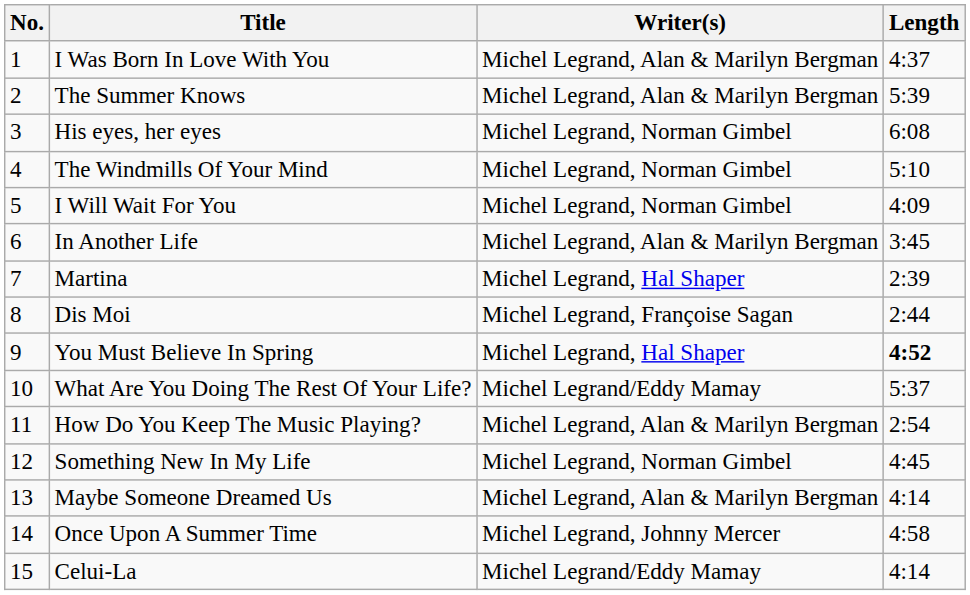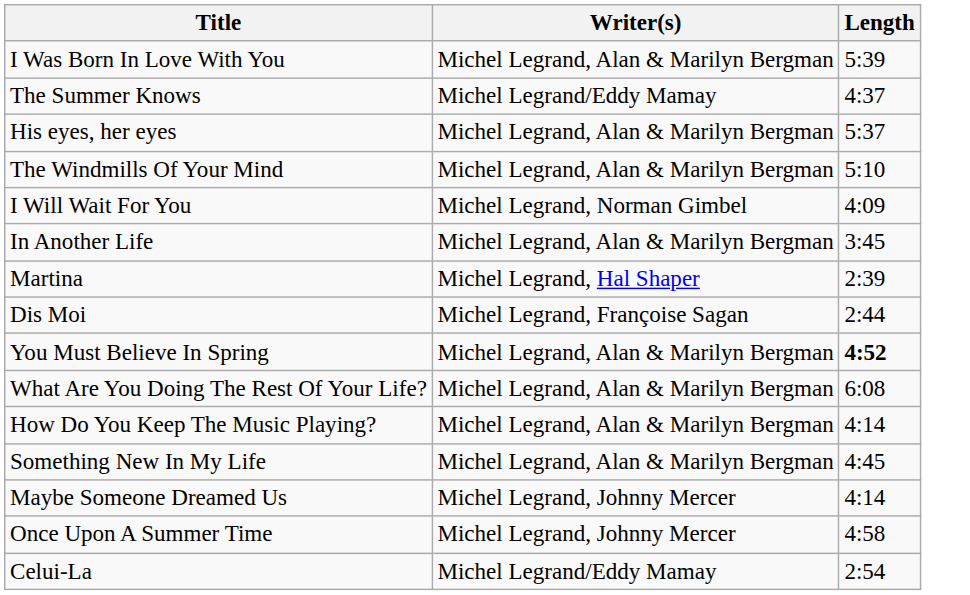- column: (27, 22)
(909, 59) 4:37 -> (865, 59) 5:39
(680, 95) Michel Legrand, Alan & Marilyn Bergman -> (577, 95) Michel Legrand/Eddy Mamay
(909, 95) 5:39 -> (865, 95) 4:37
(637, 132) Michel Legrand, Norman Gimbel -> (636, 132) Michel Legrand, Alan & Marilyn Bergman
(909, 132) 6:08 -> (865, 132) 5:37
(637, 168) Michel Legrand, Norman Gimbel -> (636, 168) Michel Legrand, Alan & Marilyn Bergman
(613, 351) Michel Legrand, Hal Shaper -> (636, 351) Michel Legrand, Alan & Marilyn Bergman
(622, 388) Michel Legrand/Eddy Mamay -> (636, 388) Michel Legrand, Alan & Marilyn Bergman
(909, 388) 5:37 -> (865, 388) 6:08
(909, 424) 2:54 -> (865, 424) 4:14
(637, 461) Michel Legrand, Norman Gimbel -> (636, 461) Michel Legrand, Alan & Marilyn Bergman
(680, 497) Michel Legrand, Alan & Marilyn Bergman -> (587, 497) Michel Legrand, Johnny Mercer
(909, 570) 4:14 -> (865, 570) 2:54
